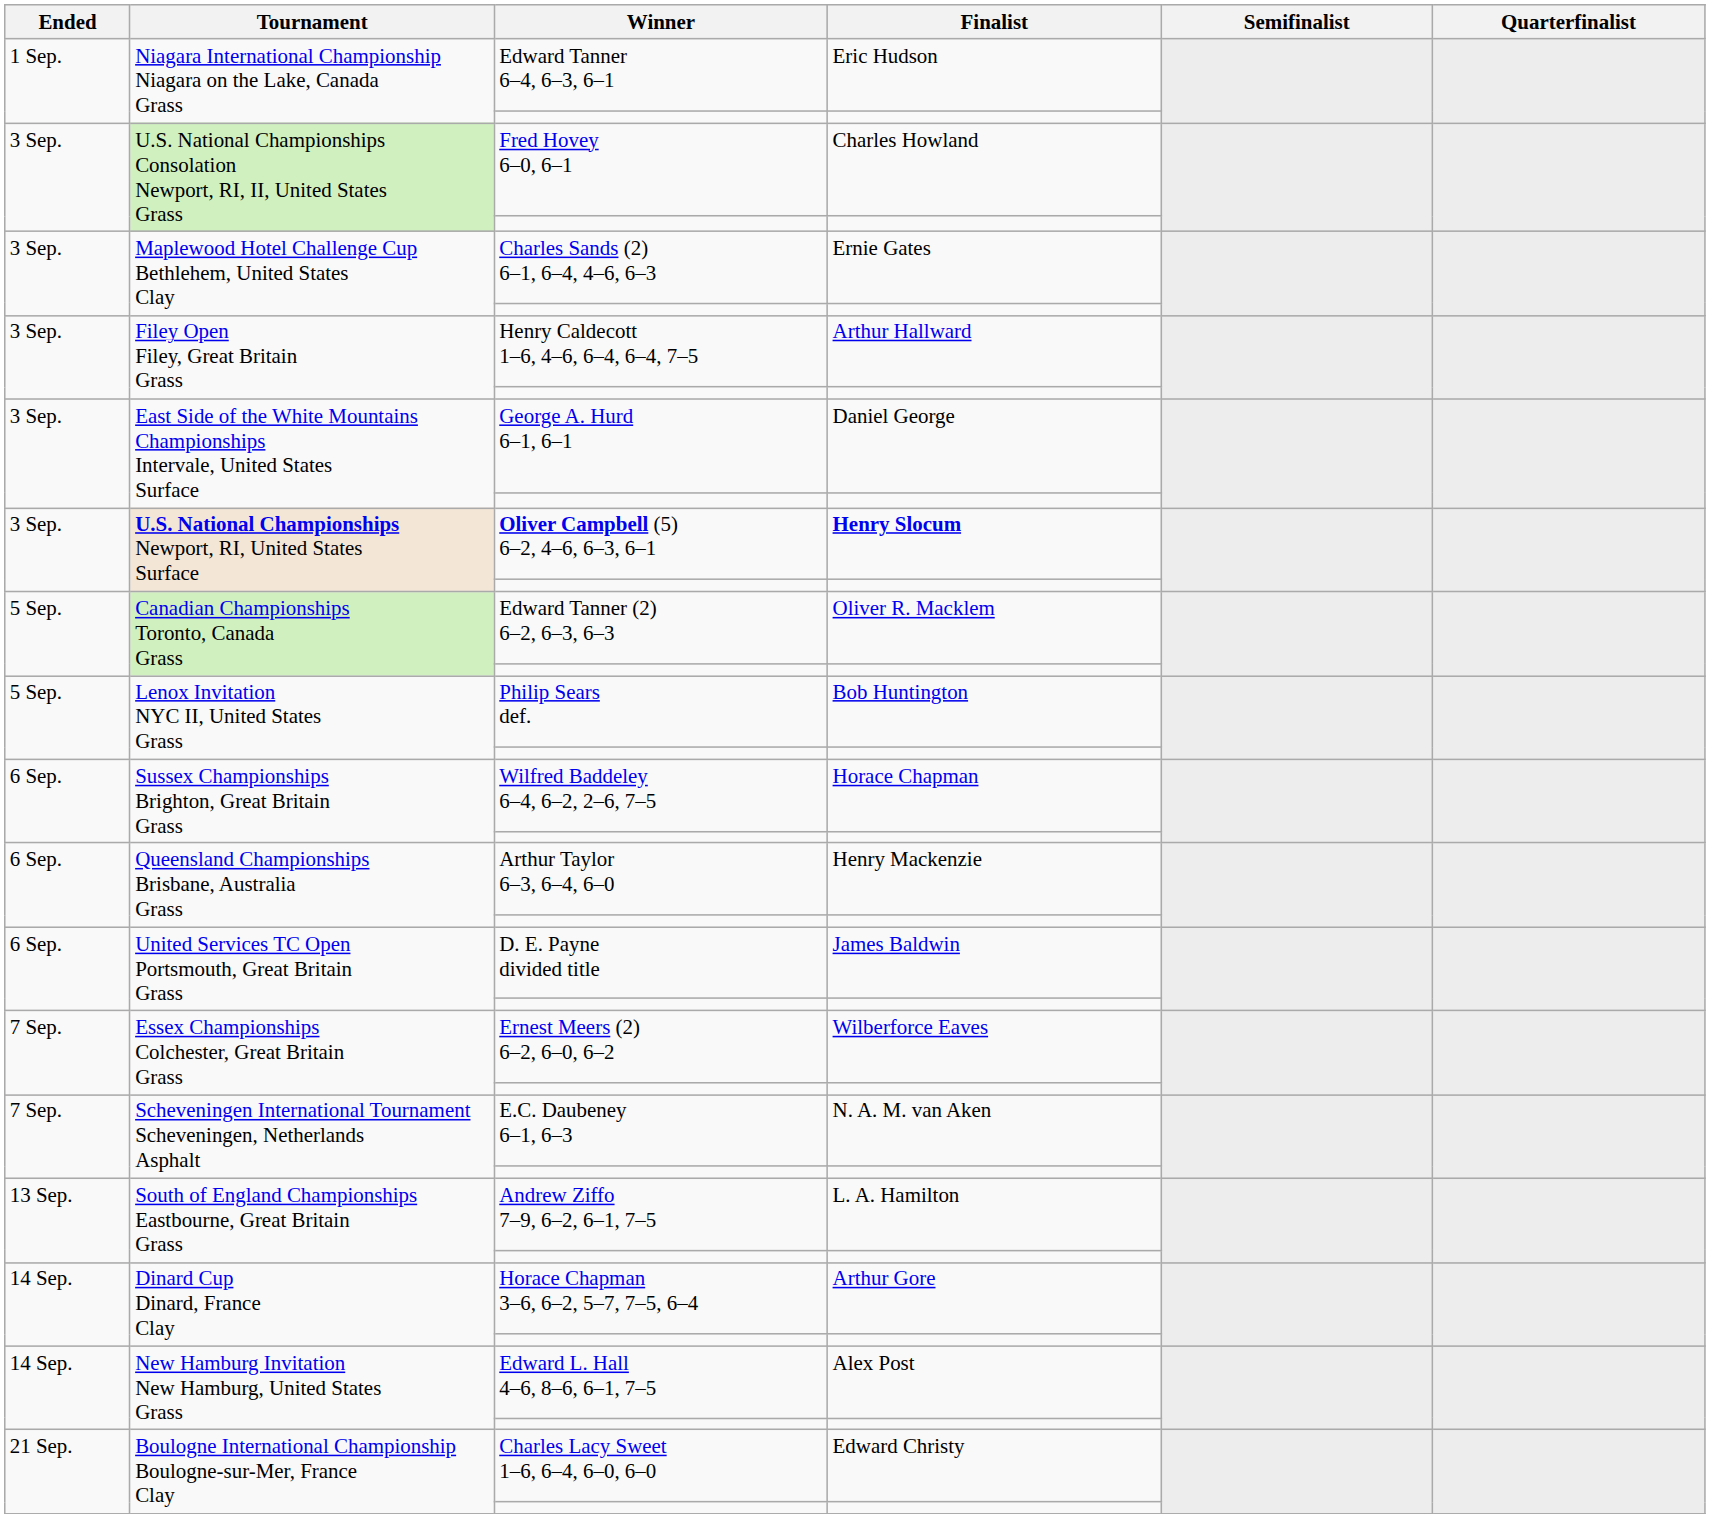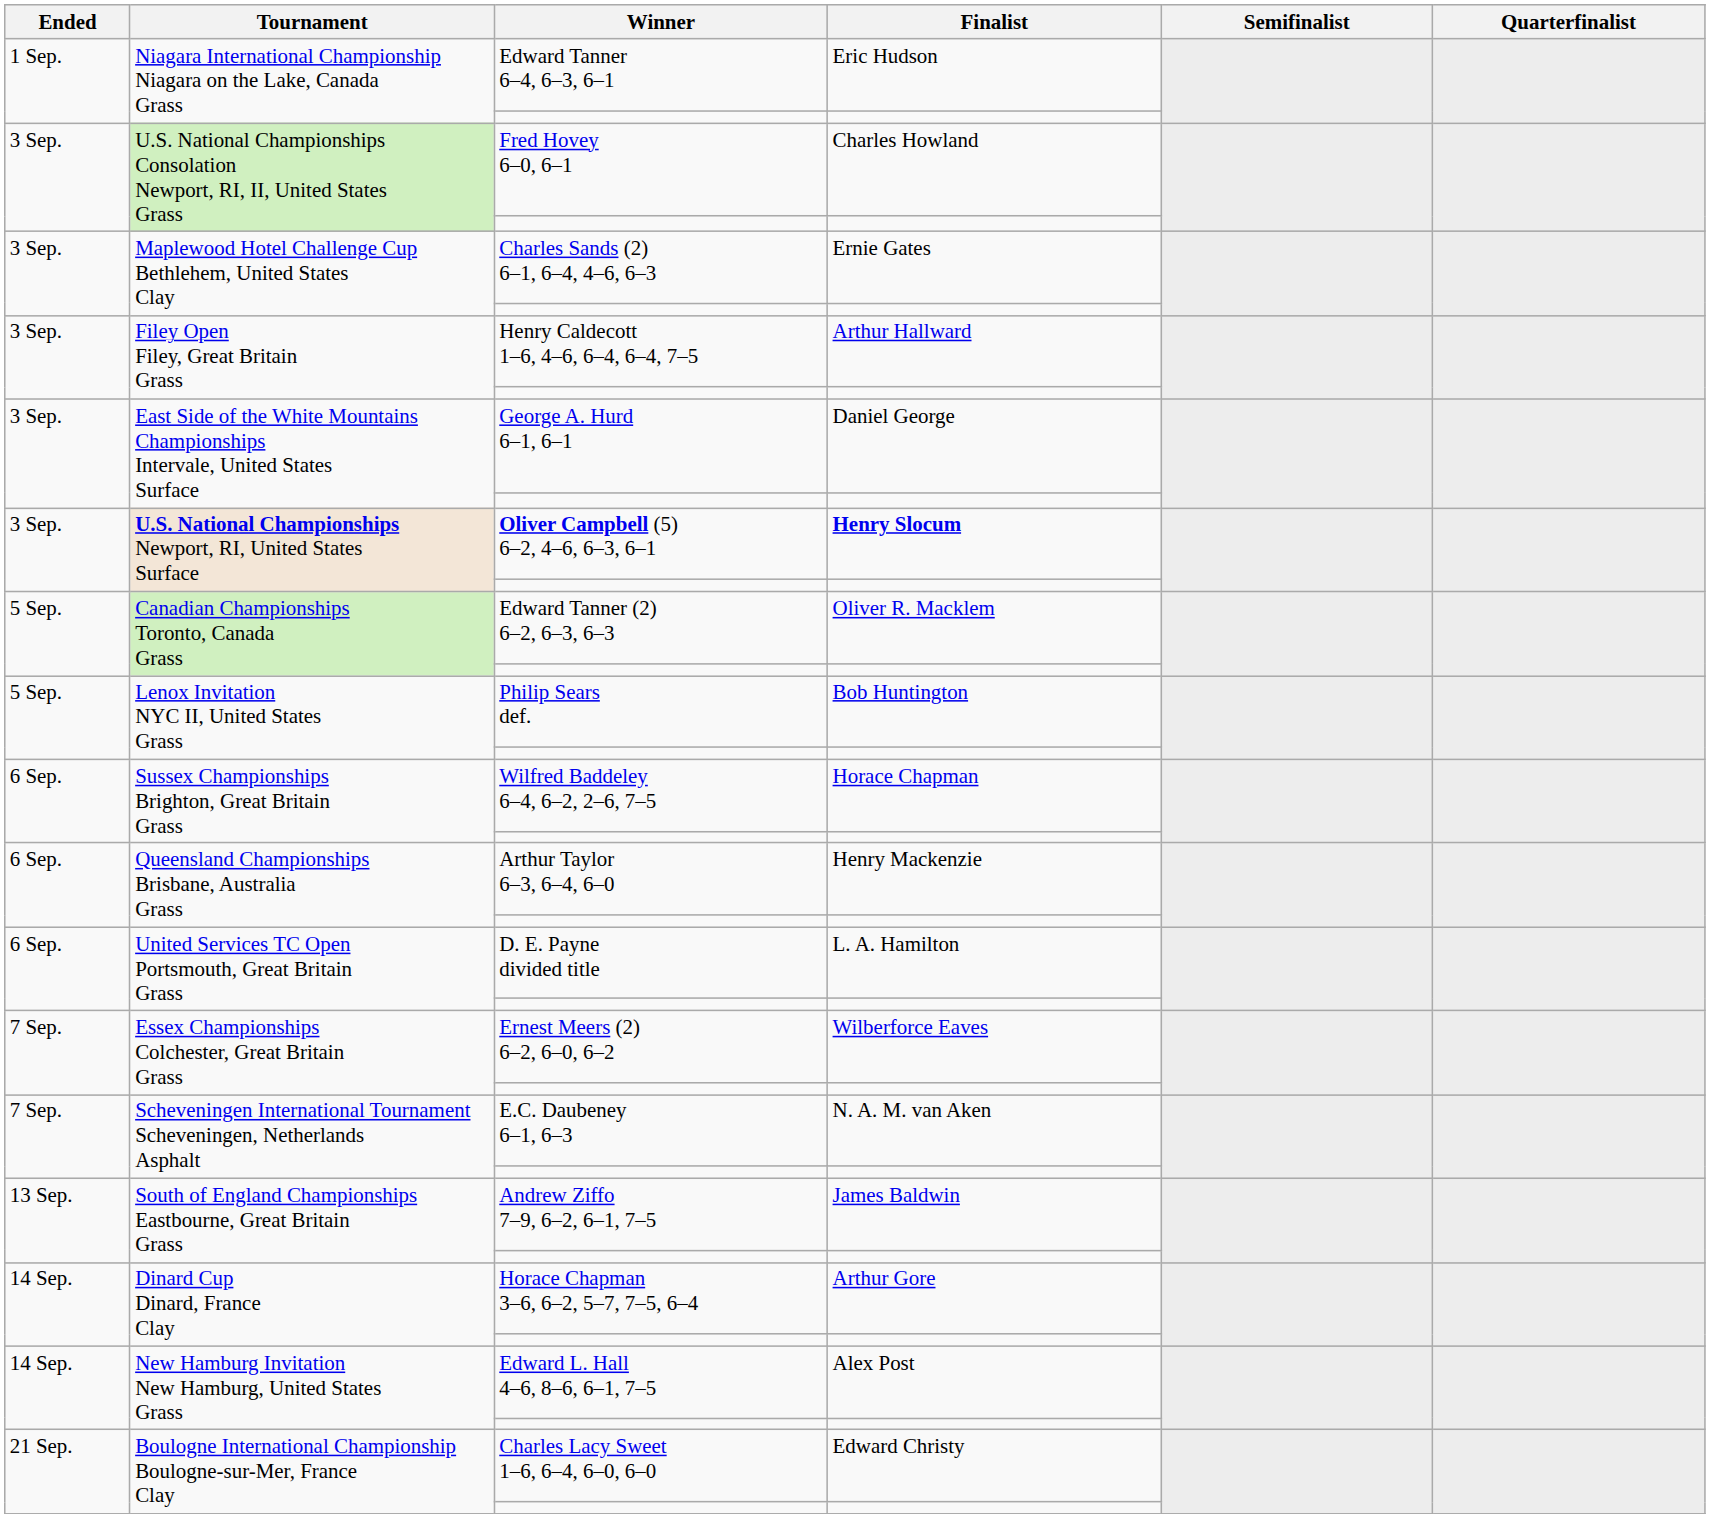(896, 943) James Baldwin -> (896, 943) L. A. Hamilton
(896, 1195) L. A. Hamilton -> (896, 1195) James Baldwin
